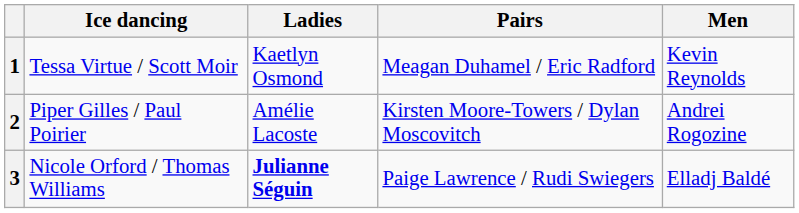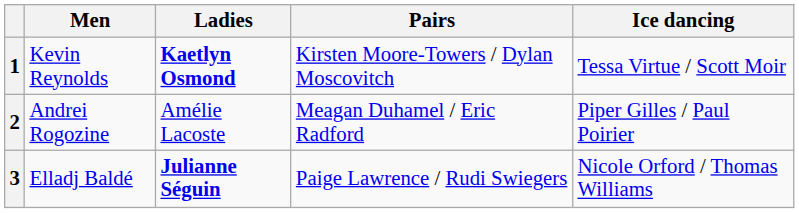columns swapped: (728, 20) <-> (136, 20)
(288, 65) normal -> (198, 65) bold
(519, 65) Meagan Duhamel / Eric Radford -> (424, 65) Kirsten Moore-Towers / Dylan Moscovitch
(511, 122) Kirsten Moore-Towers / Dylan Moscovitch -> (395, 122) Meagan Duhamel / Eric Radford
